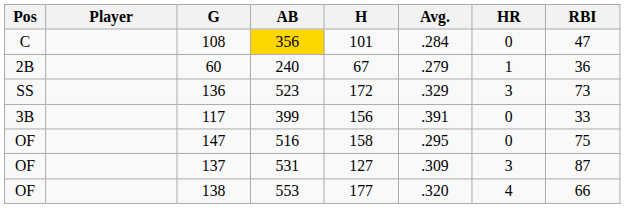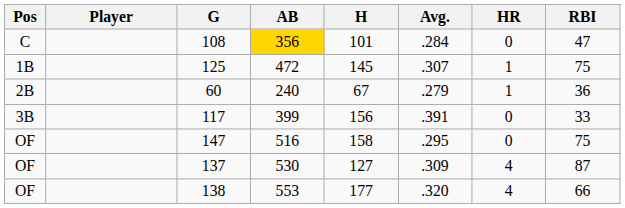+ row: (214, 66)
- row: (214, 91)
(287, 166) 531 -> (287, 166) 530
(509, 166) 3 -> (509, 166) 4
